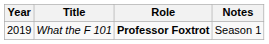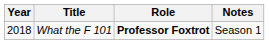(19, 30) 2019 -> (19, 30) 2018
